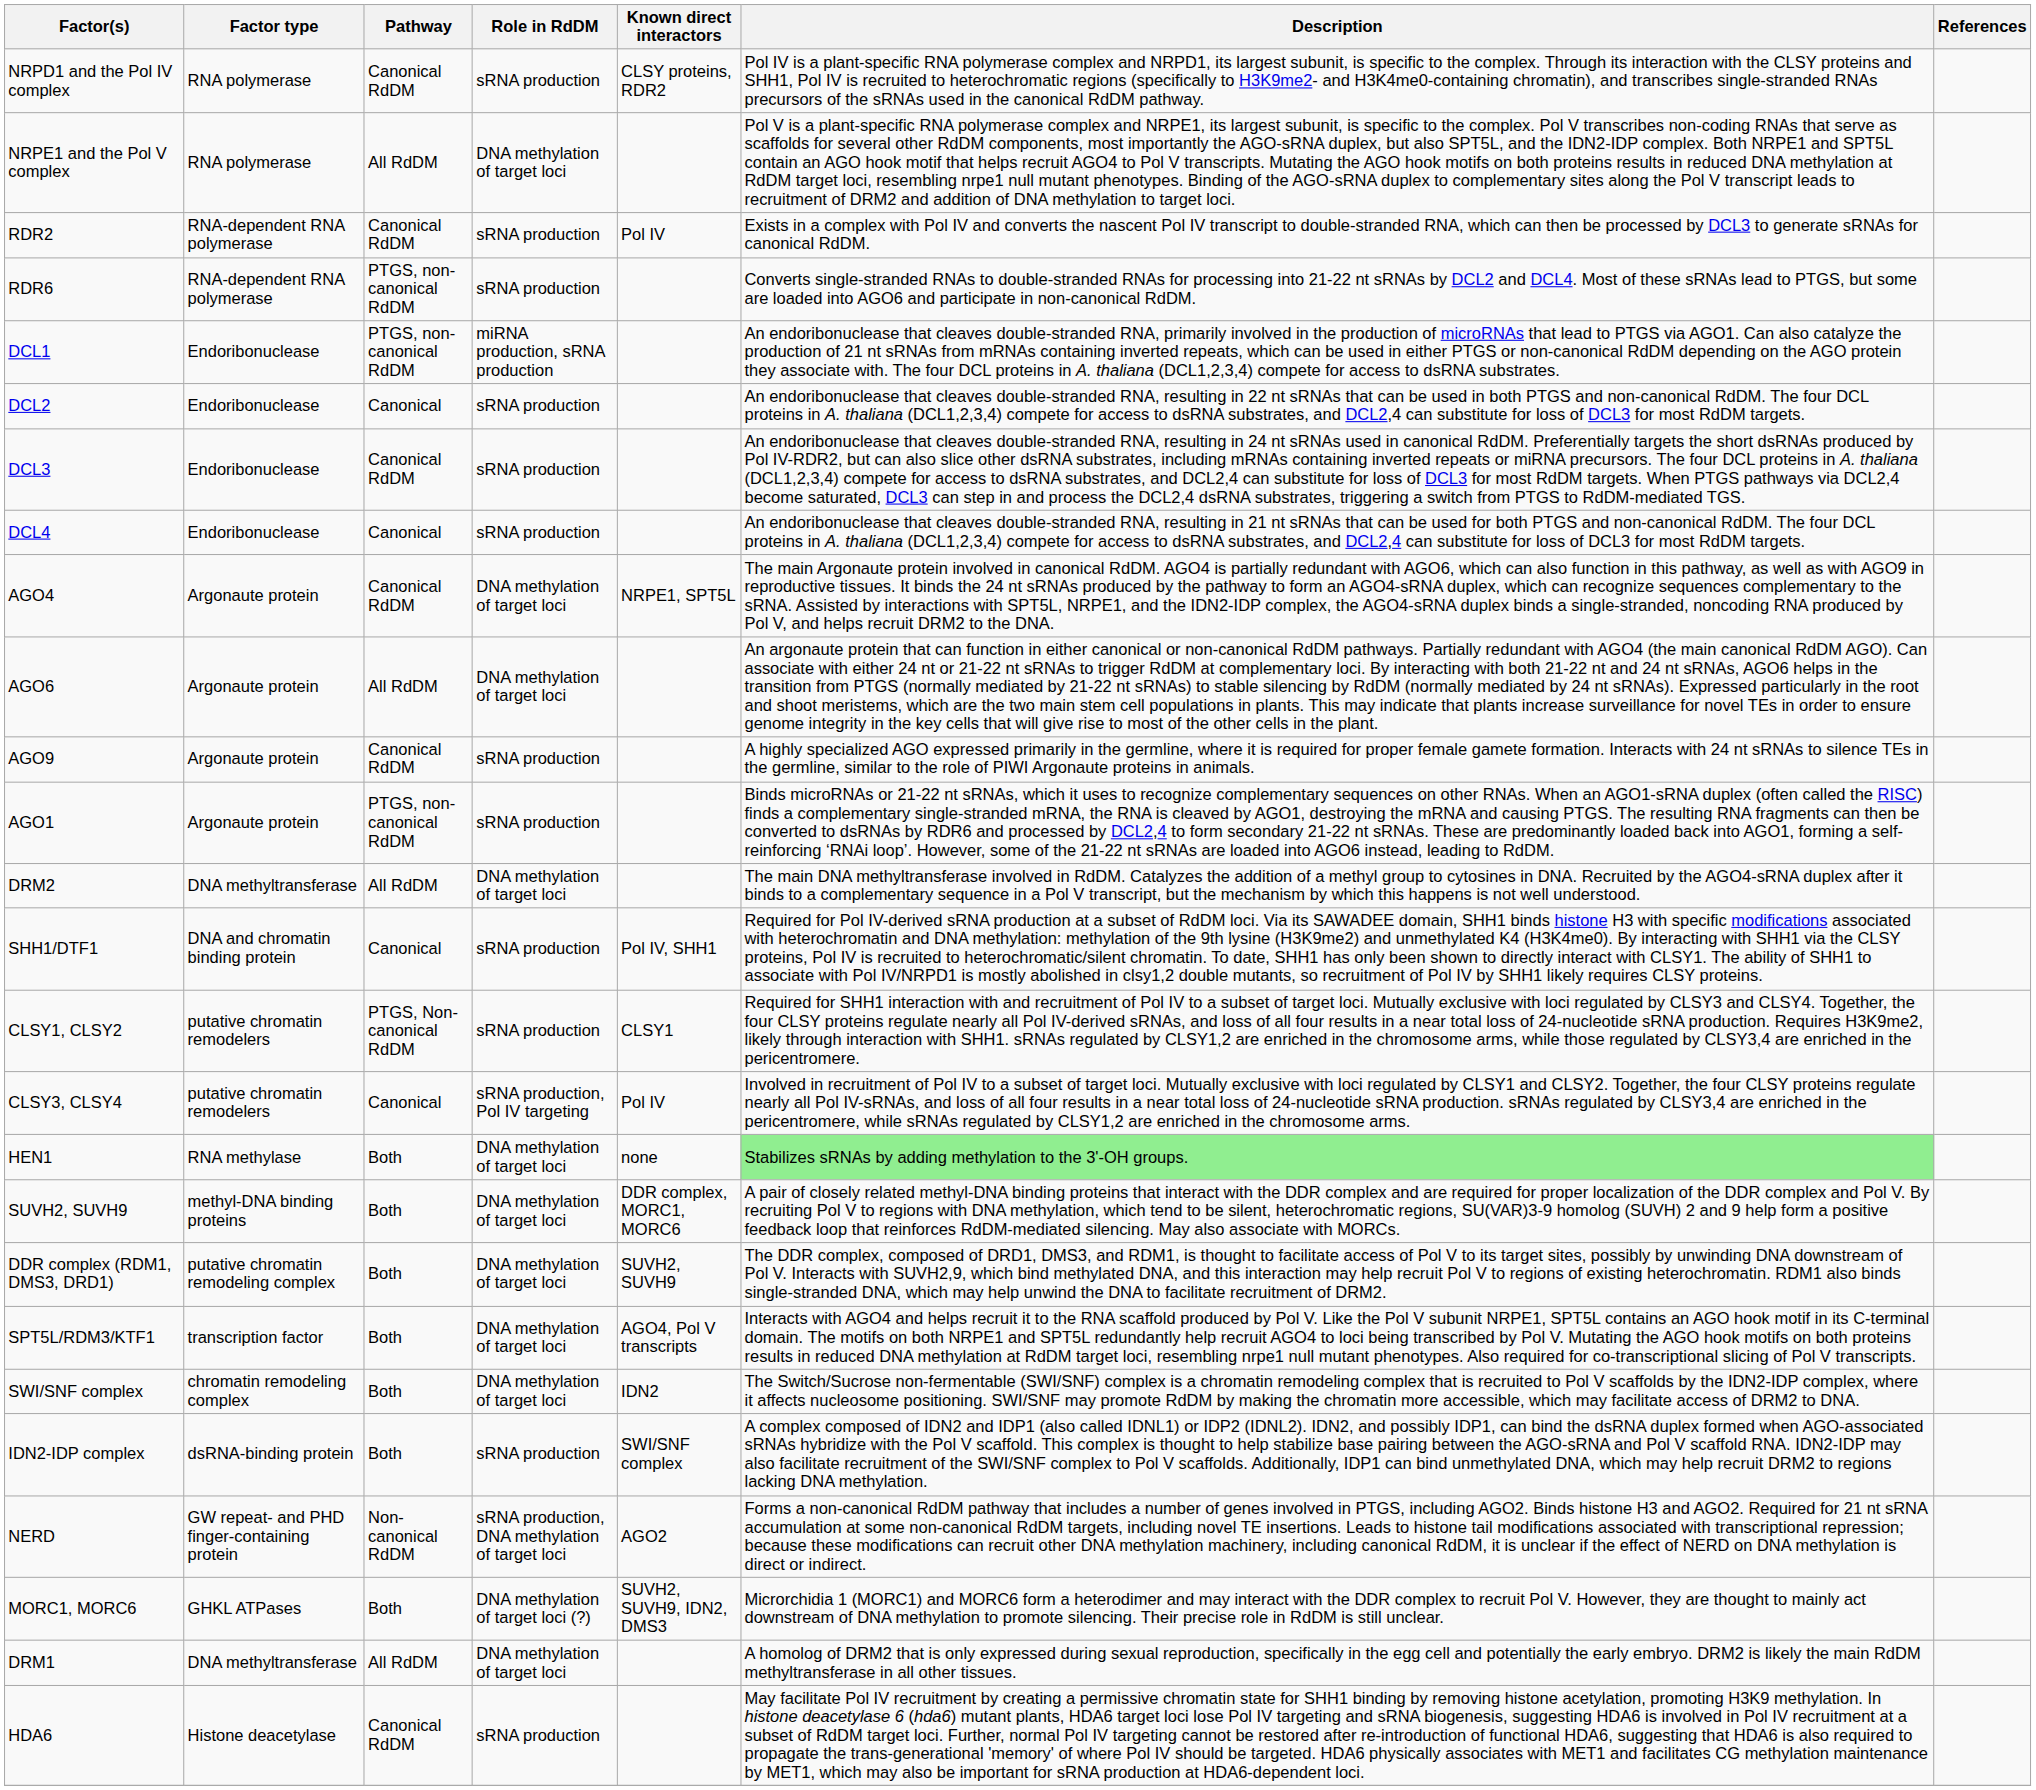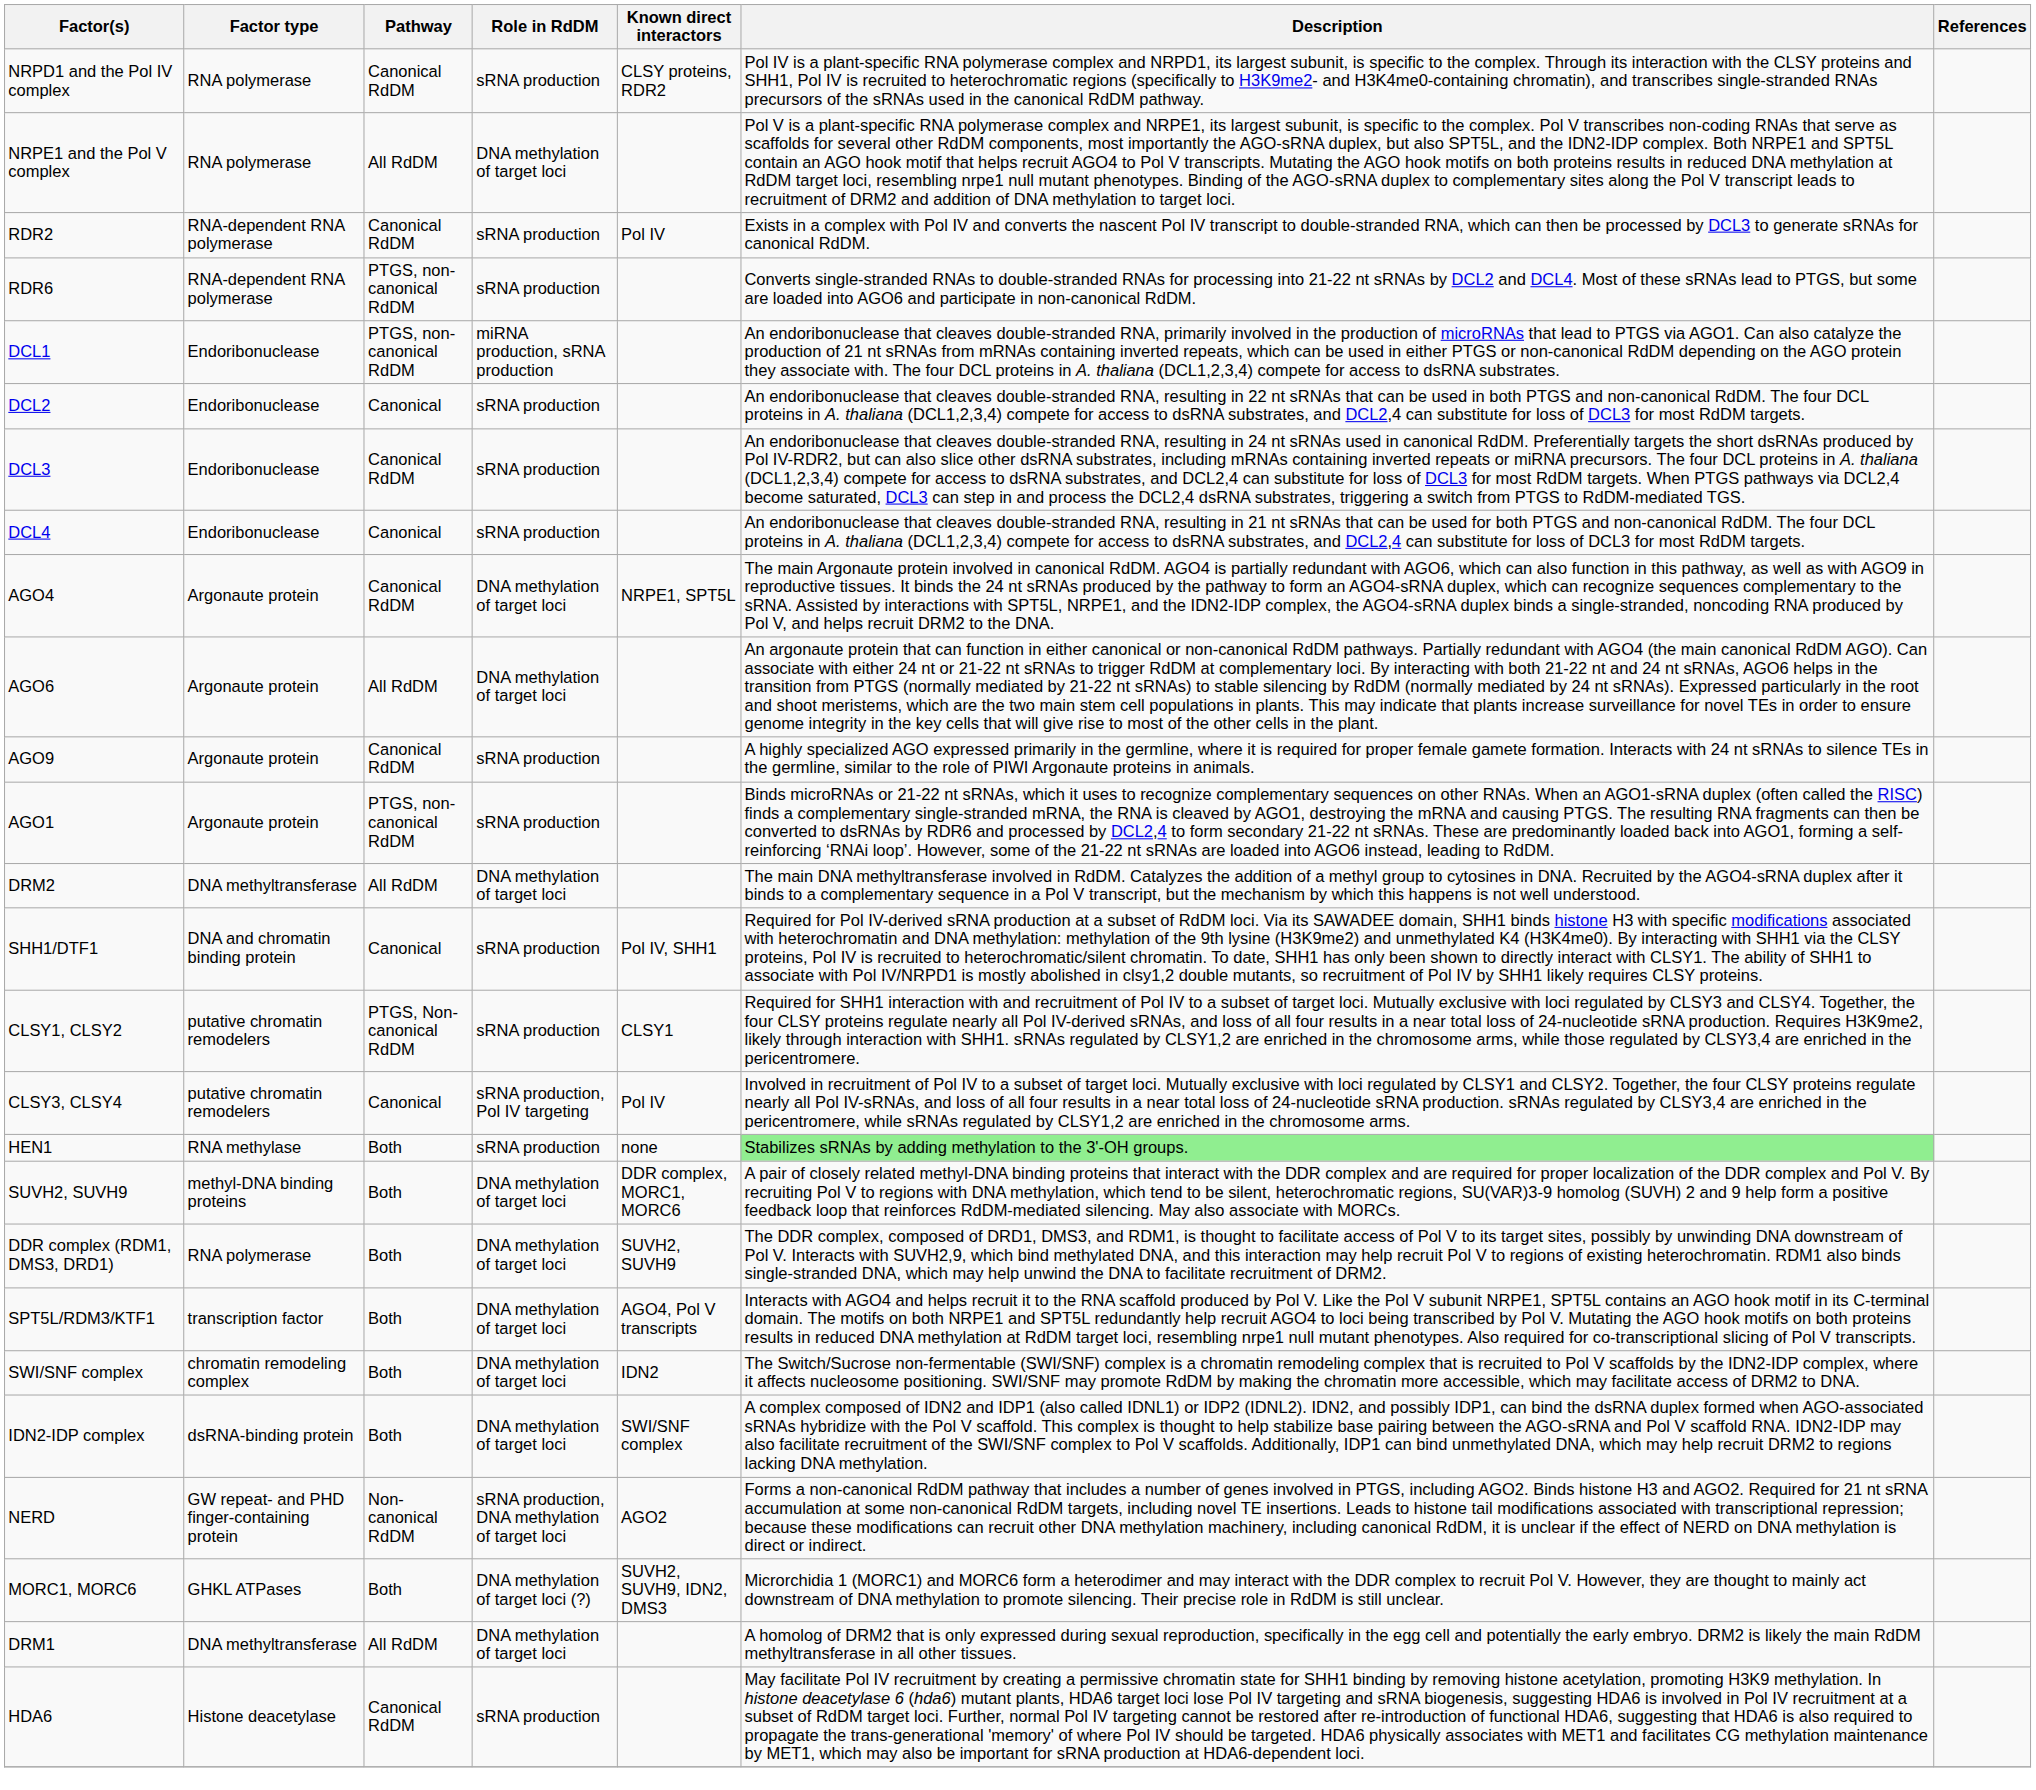(538, 1157) DNA methylation of target loci -> (538, 1147) sRNA production
(261, 1274) putative chromatin remodeling complex -> (249, 1255) RNA polymerase
(538, 1454) sRNA production -> (538, 1436) DNA methylation of target loci
